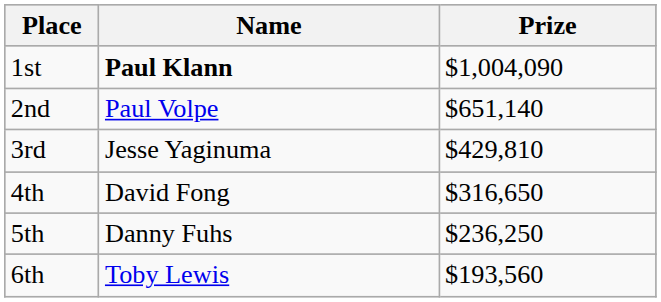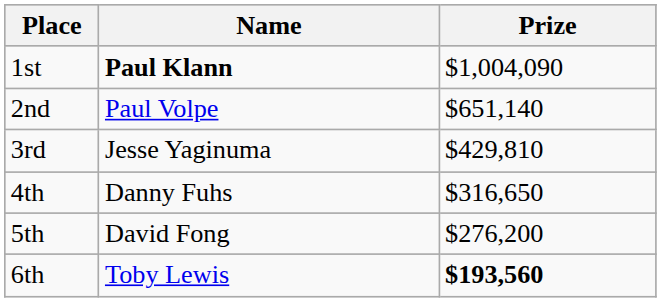(167, 191) David Fong -> (169, 191) Danny Fuhs
(169, 233) Danny Fuhs -> (167, 233) David Fong
(494, 233) $236,250 -> (494, 233) $276,200
(494, 274) normal -> (494, 274) bold
